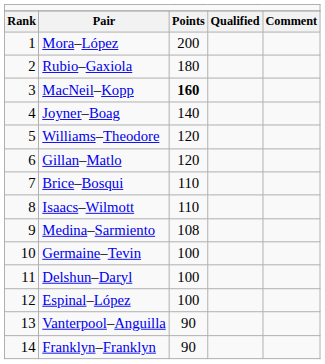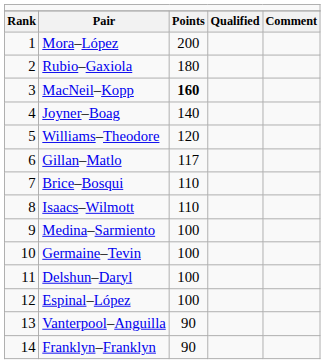(188, 160) 120 -> (188, 160) 117
(188, 230) 108 -> (188, 230) 100
